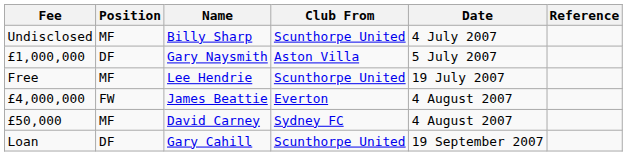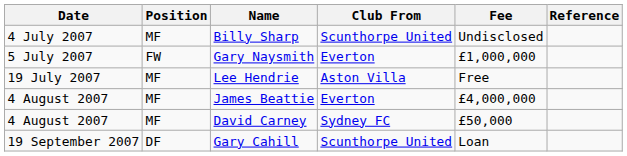columns swapped: (478, 15) <-> (50, 15)
(107, 57) DF -> (153, 57) FW
(317, 57) Aston Villa -> (348, 57) Everton
(340, 78) Scunthorpe United -> (363, 78) Aston Villa
(107, 99) FW -> (153, 99) MF
